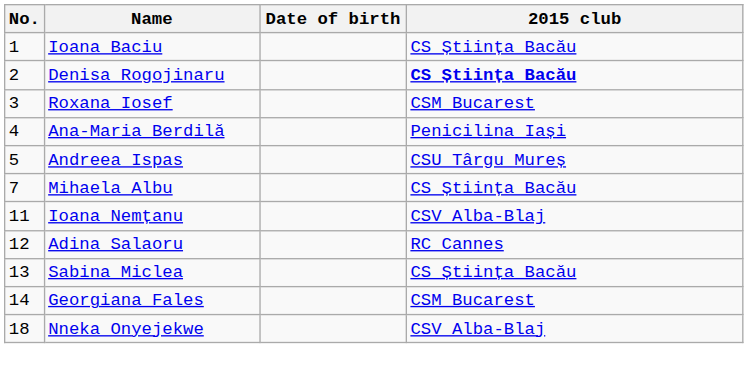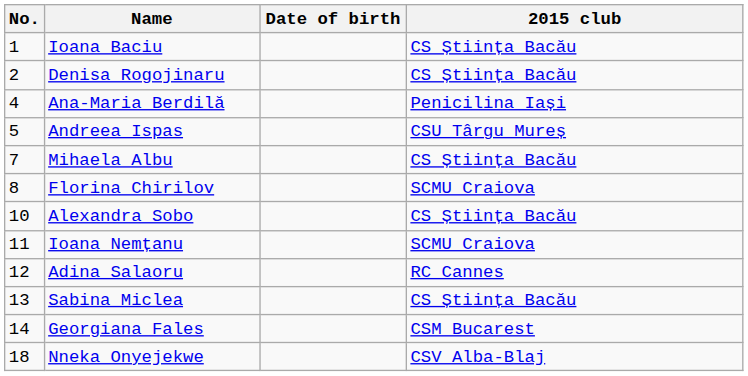(493, 75) bold -> (493, 75) normal
- row: (110, 103)
+ row: (131, 188)
+ row: (121, 216)
(478, 216) CSV Alba-Blaj -> (473, 244) SCMU Craiova
